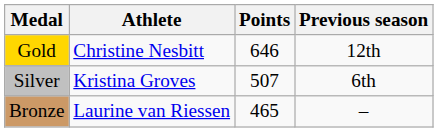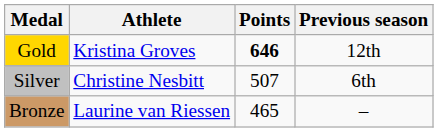(139, 50) Christine Nesbitt -> (134, 50) Kristina Groves
(265, 50) normal -> (265, 50) bold
(134, 80) Kristina Groves -> (139, 80) Christine Nesbitt
